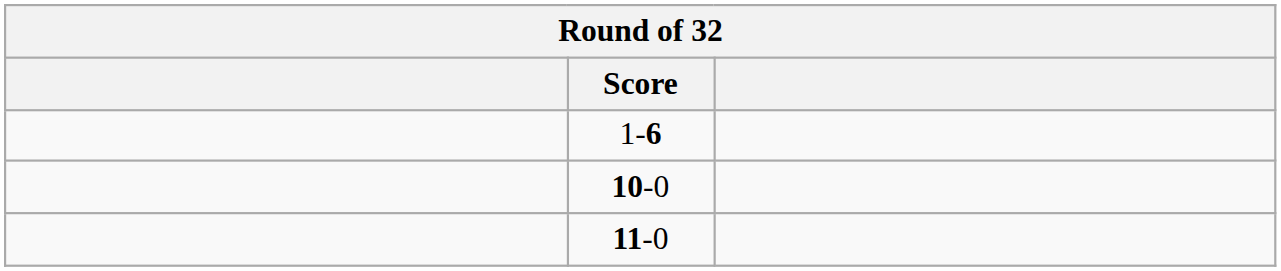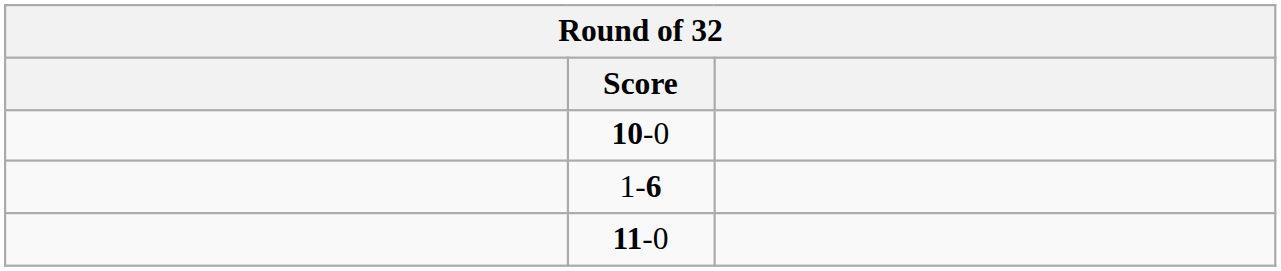rows swapped: (640, 134) <-> (640, 186)
